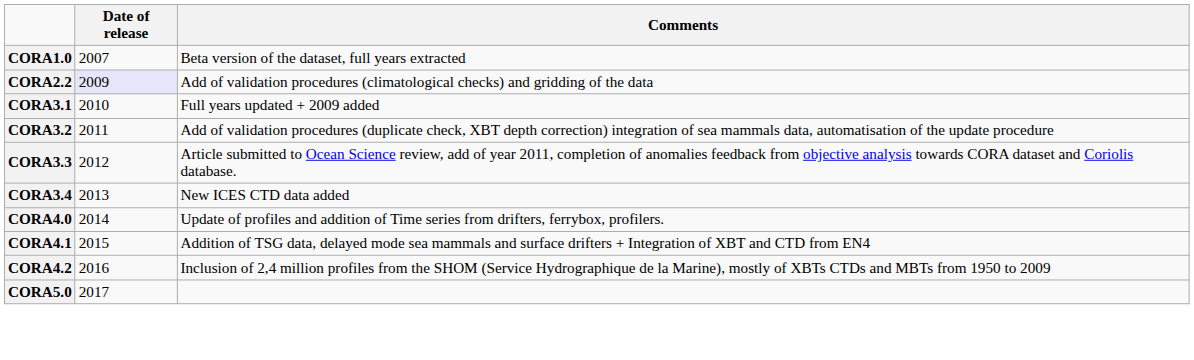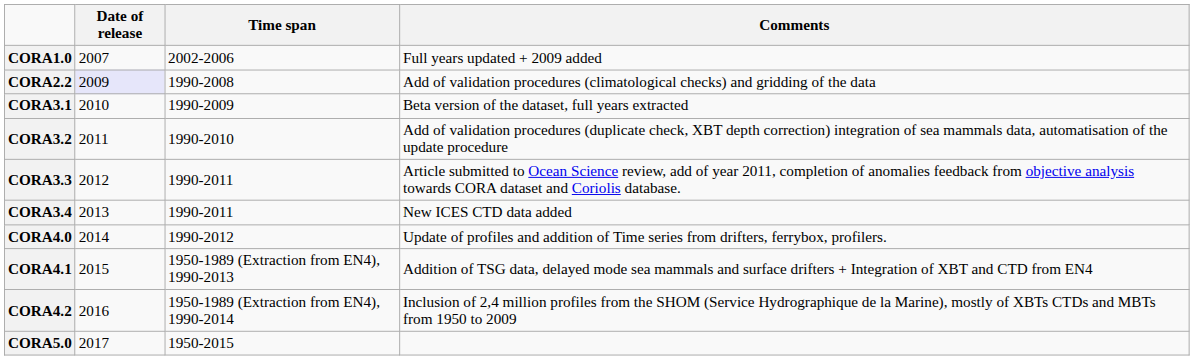+ column: (282, 25)
(323, 57) Beta version of the dataset, full years extracted -> (502, 57) Full years updated + 2009 added
(280, 105) Full years updated + 2009 added -> (546, 105) Beta version of the dataset, full years extracted
